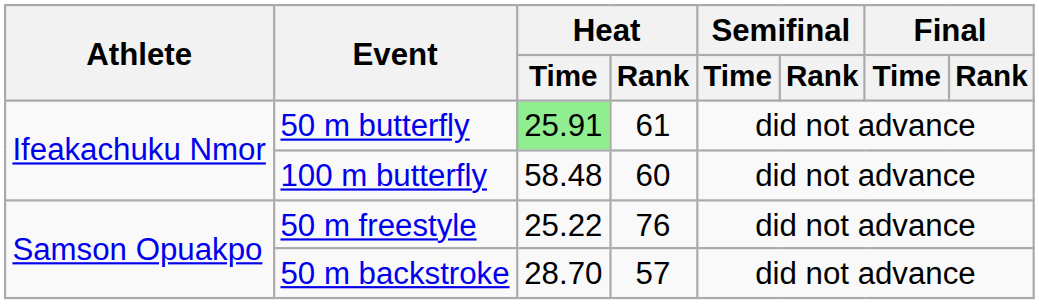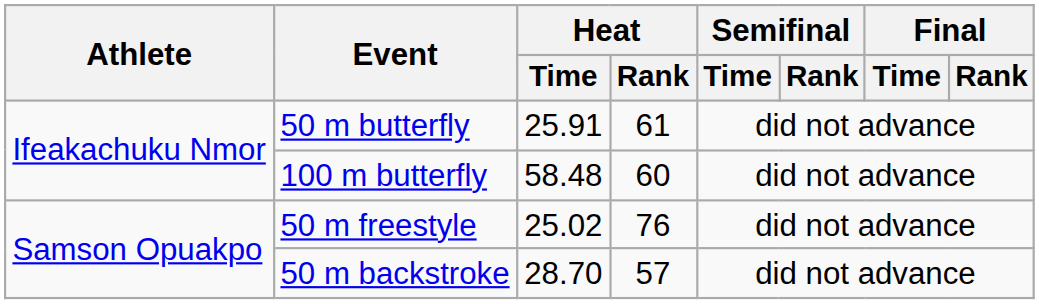(563, 126) lightgreen background -> (563, 126) no background
(563, 225) 25.22 -> (563, 225) 25.02
